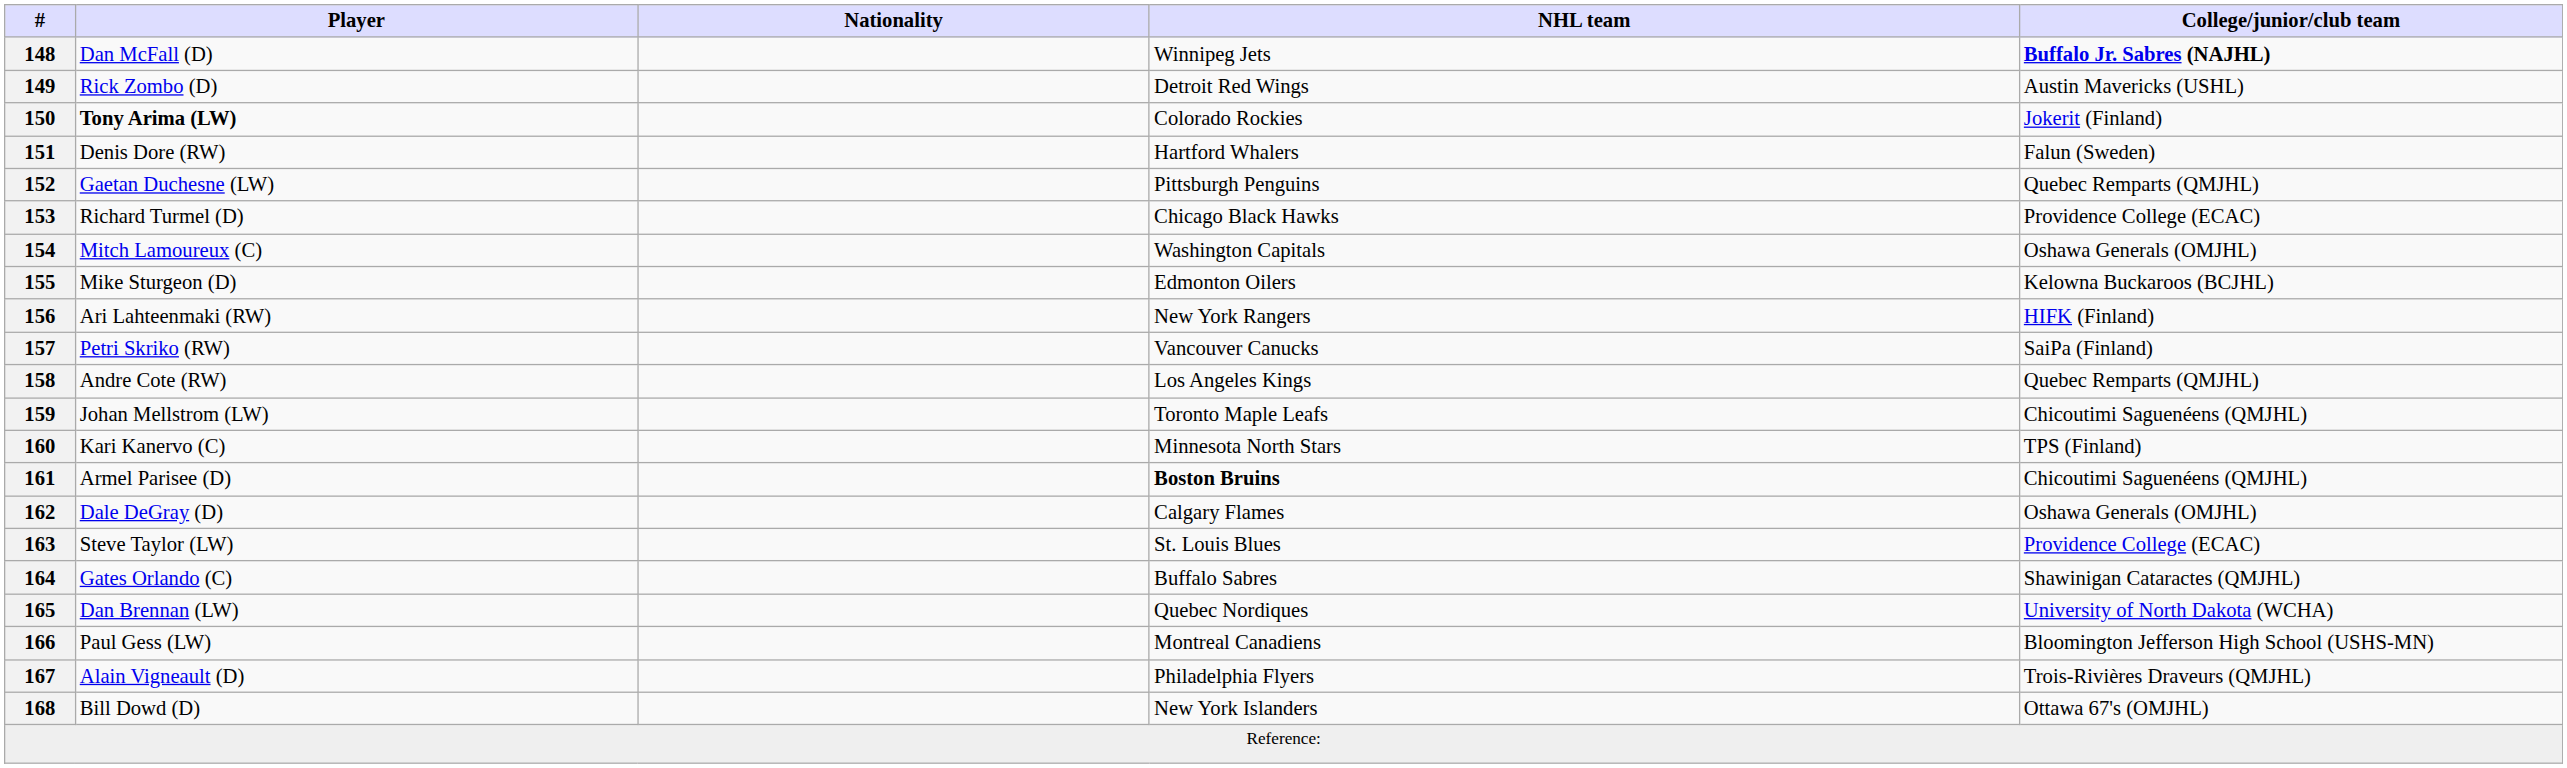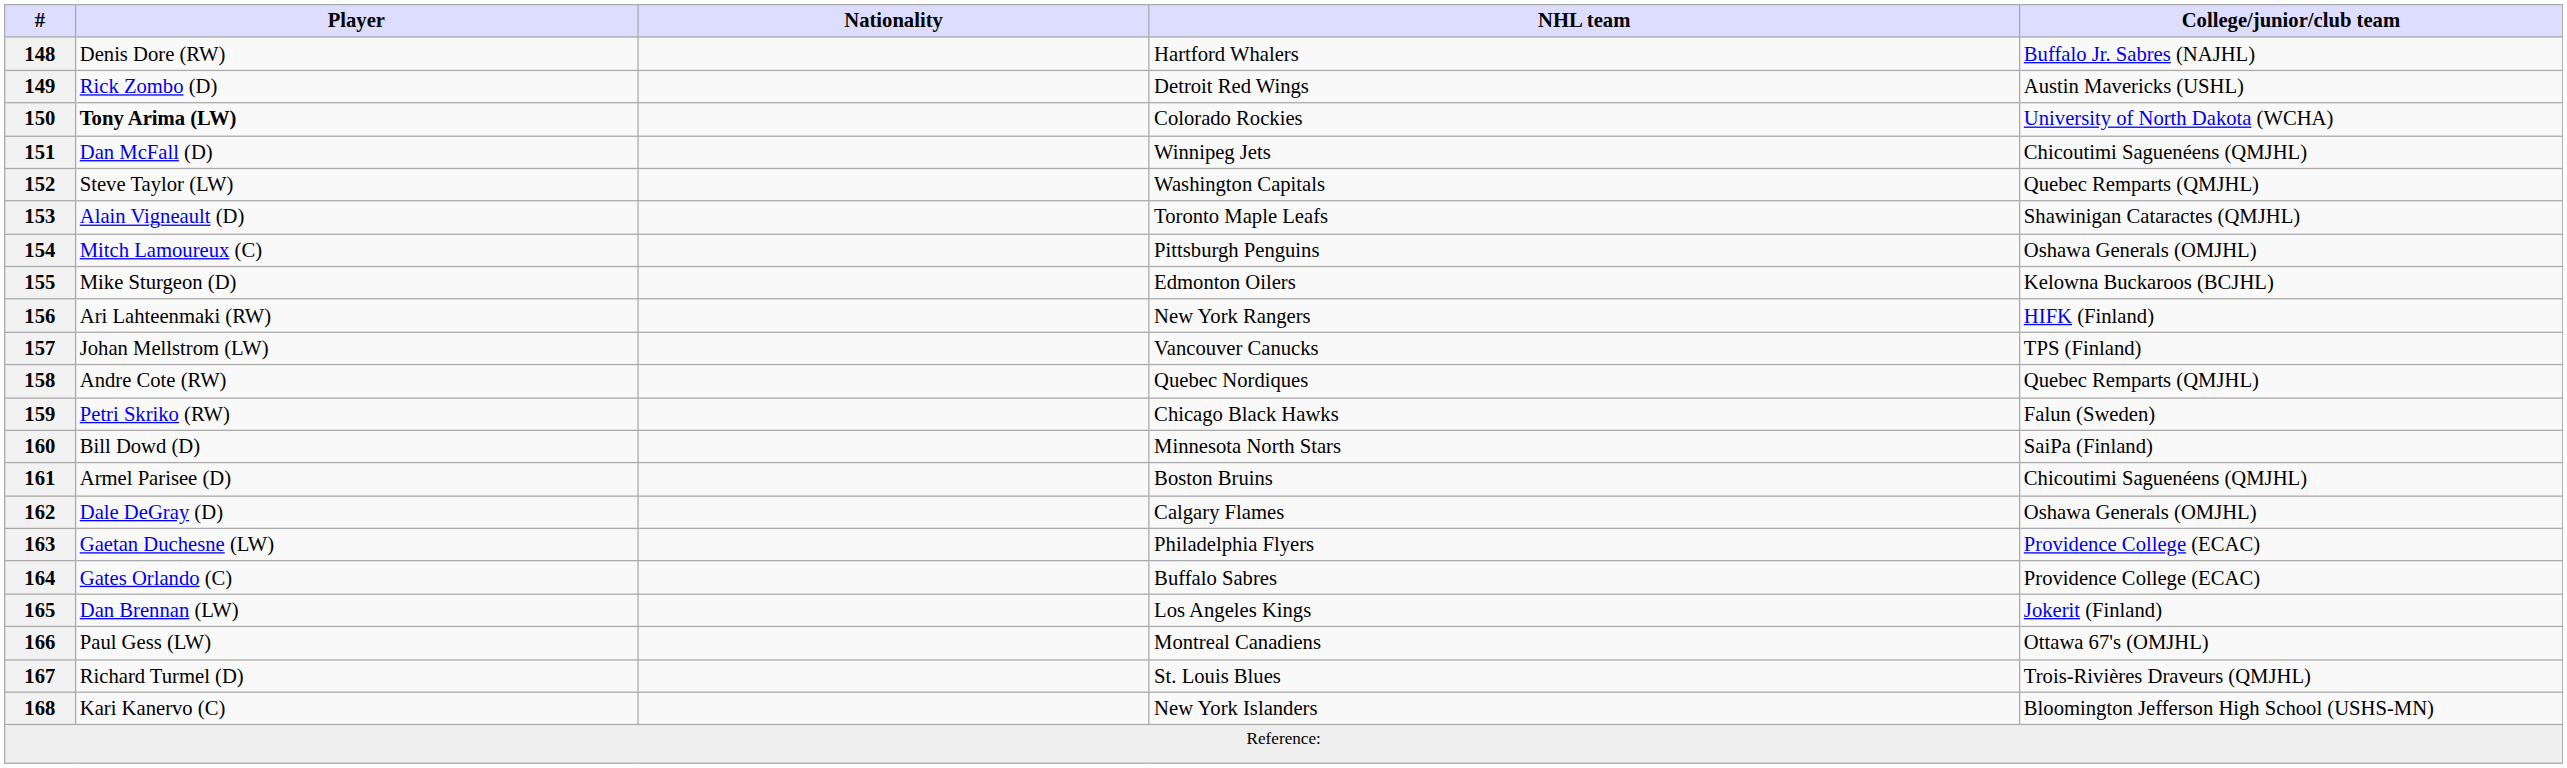(146, 53) Dan McFall (D) -> (153, 53) Denis Dore (RW)
(1212, 53) Winnipeg Jets -> (1226, 53) Hartford Whalers
(2147, 53) bold -> (2139, 53) normal
(2093, 119) Jokerit (Finland) -> (2179, 119) University of North Dakota (WCHA)
(153, 151) Denis Dore (RW) -> (146, 151) Dan McFall (D)
(1226, 151) Hartford Whalers -> (1212, 151) Winnipeg Jets
(2089, 151) Falun (Sweden) -> (2165, 151) Chicoutimi Saguenéens (QMJHL)
(177, 184) Gaetan Duchesne (LW) -> (157, 184) Steve Taylor (LW)
(1237, 184) Pittsburgh Penguins -> (1240, 184) Washington Capitals
(162, 217) Richard Turmel (D) -> (162, 217) Alain Vigneault (D)
(1246, 217) Chicago Black Hawks -> (1241, 217) Toronto Maple Leafs
(2142, 217) Providence College (ECAC) -> (2162, 217) Shawinigan Cataractes (QMJHL)
(1240, 250) Washington Capitals -> (1237, 250) Pittsburgh Penguins
(155, 348) Petri Skriko (RW) -> (174, 348) Johan Mellstrom (LW)
(2088, 348) SaiPa (Finland) -> (2083, 348) TPS (Finland)
(1233, 380) Los Angeles Kings -> (1231, 380) Quebec Nordiques
(174, 413) Johan Mellstrom (LW) -> (155, 413) Petri Skriko (RW)
(1241, 413) Toronto Maple Leafs -> (1246, 413) Chicago Black Hawks
(2165, 413) Chicoutimi Saguenéens (QMJHL) -> (2089, 413) Falun (Sweden)
(153, 446) Kari Kanervo (C) -> (140, 446) Bill Dowd (D)
(2083, 446) TPS (Finland) -> (2088, 446) SaiPa (Finland)
(1217, 479) bold -> (1213, 479) normal
(157, 544) Steve Taylor (LW) -> (177, 544) Gaetan Duchesne (LW)
(1217, 544) St. Louis Blues -> (1234, 544) Philadelphia Flyers
(2162, 577) Shawinigan Cataractes (QMJHL) -> (2142, 577) Providence College (ECAC)
(1231, 610) Quebec Nordiques -> (1233, 610) Los Angeles Kings
(2179, 610) University of North Dakota (WCHA) -> (2093, 610) Jokerit (Finland)
(2229, 642) Bloomington Jefferson High School (USHS-MN) -> (2116, 642) Ottawa 67's (OMJHL)
(162, 675) Alain Vigneault (D) -> (162, 675) Richard Turmel (D)
(1234, 675) Philadelphia Flyers -> (1217, 675) St. Louis Blues
(140, 708) Bill Dowd (D) -> (153, 708) Kari Kanervo (C)
(2116, 708) Ottawa 67's (OMJHL) -> (2229, 708) Bloomington Jefferson High School (USHS-MN)
